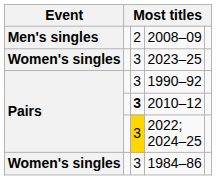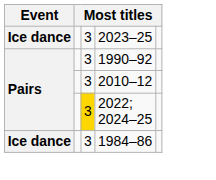- row: (175, 37)
(64, 59) Women's singles -> (39, 37) Ice dance
(137, 103) bold -> (88, 81) normal
(64, 163) Women's singles -> (39, 141) Ice dance
